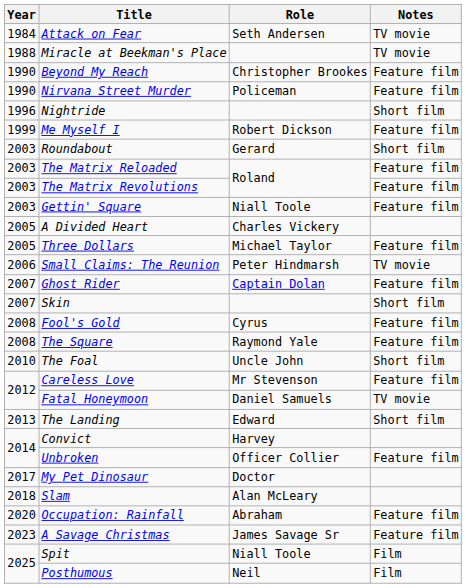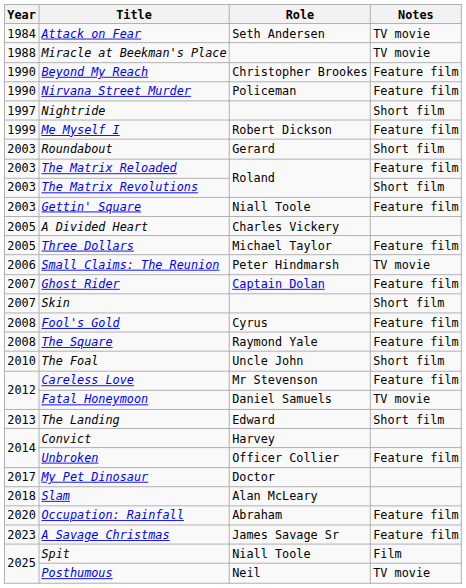(22, 110) 1996 -> (22, 110) 1997
(416, 188) Feature film -> (409, 188) Short film
(387, 573) Film -> (402, 573) TV movie
